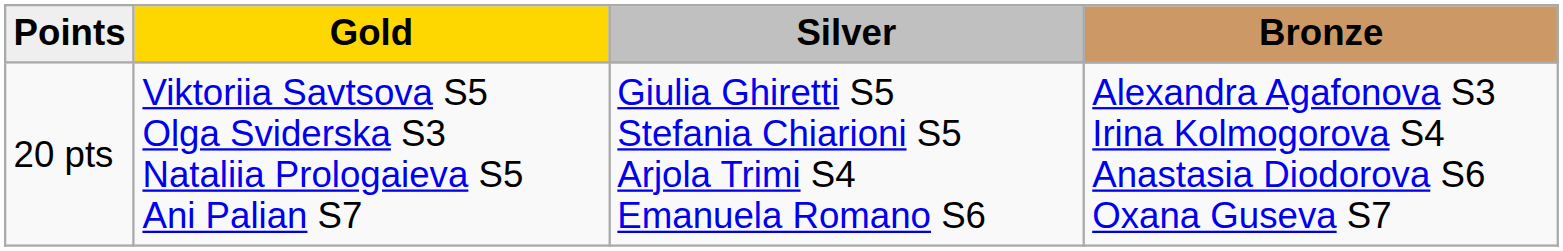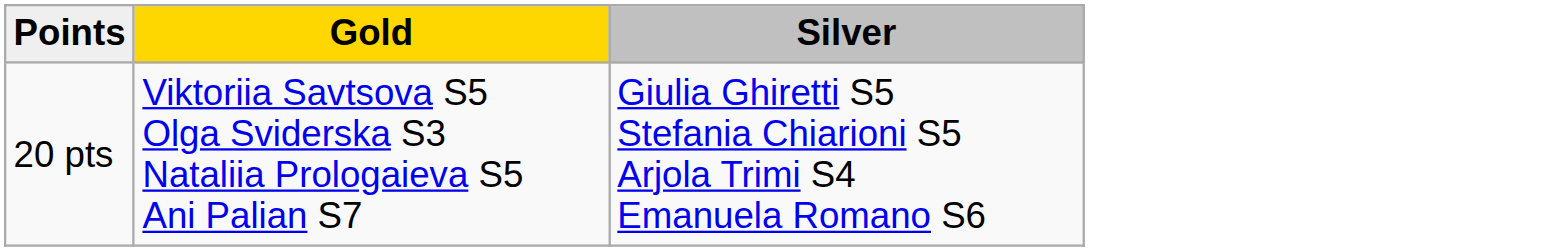- column: (1321, 33)
